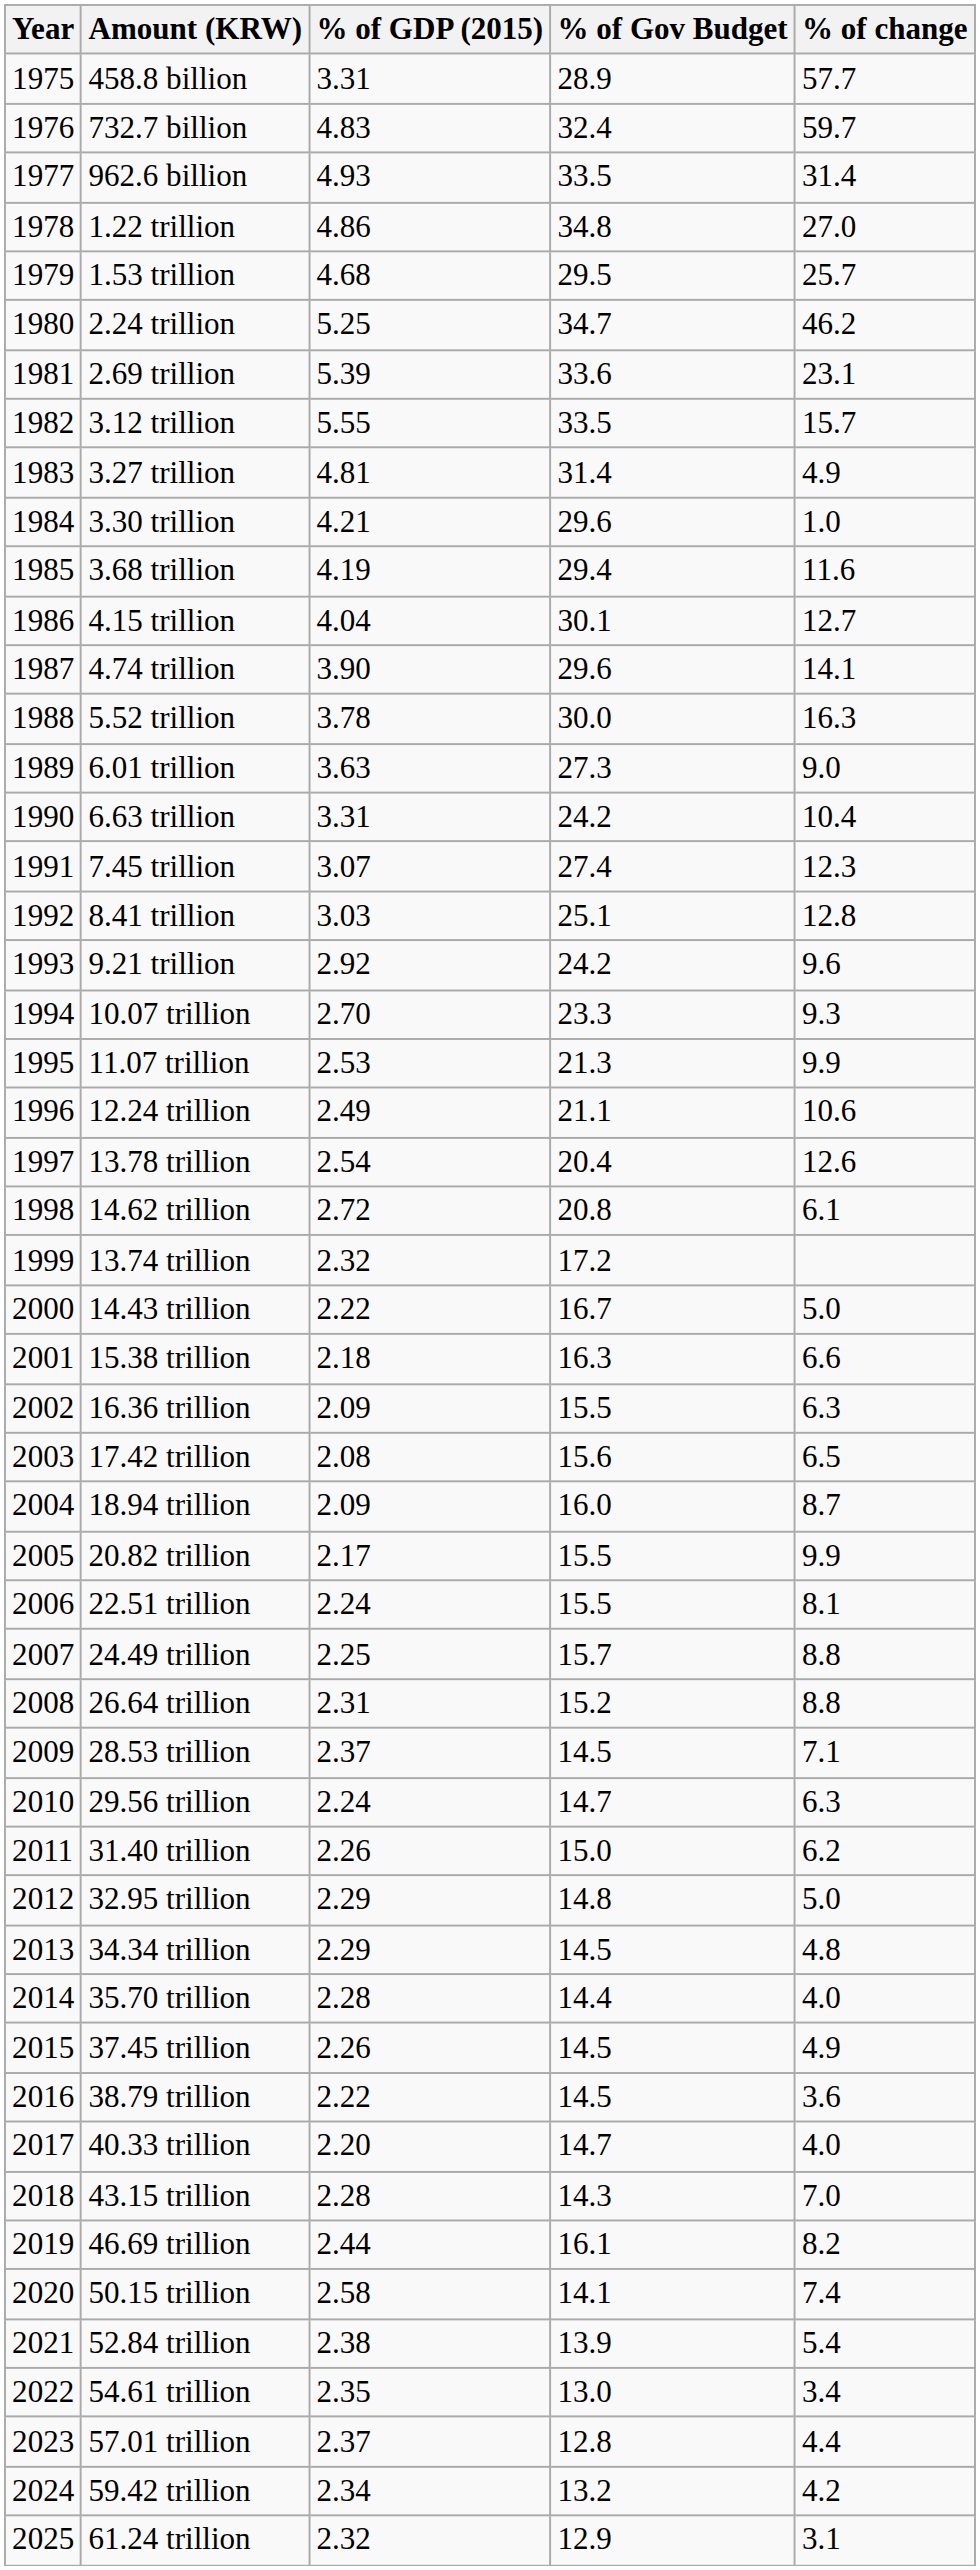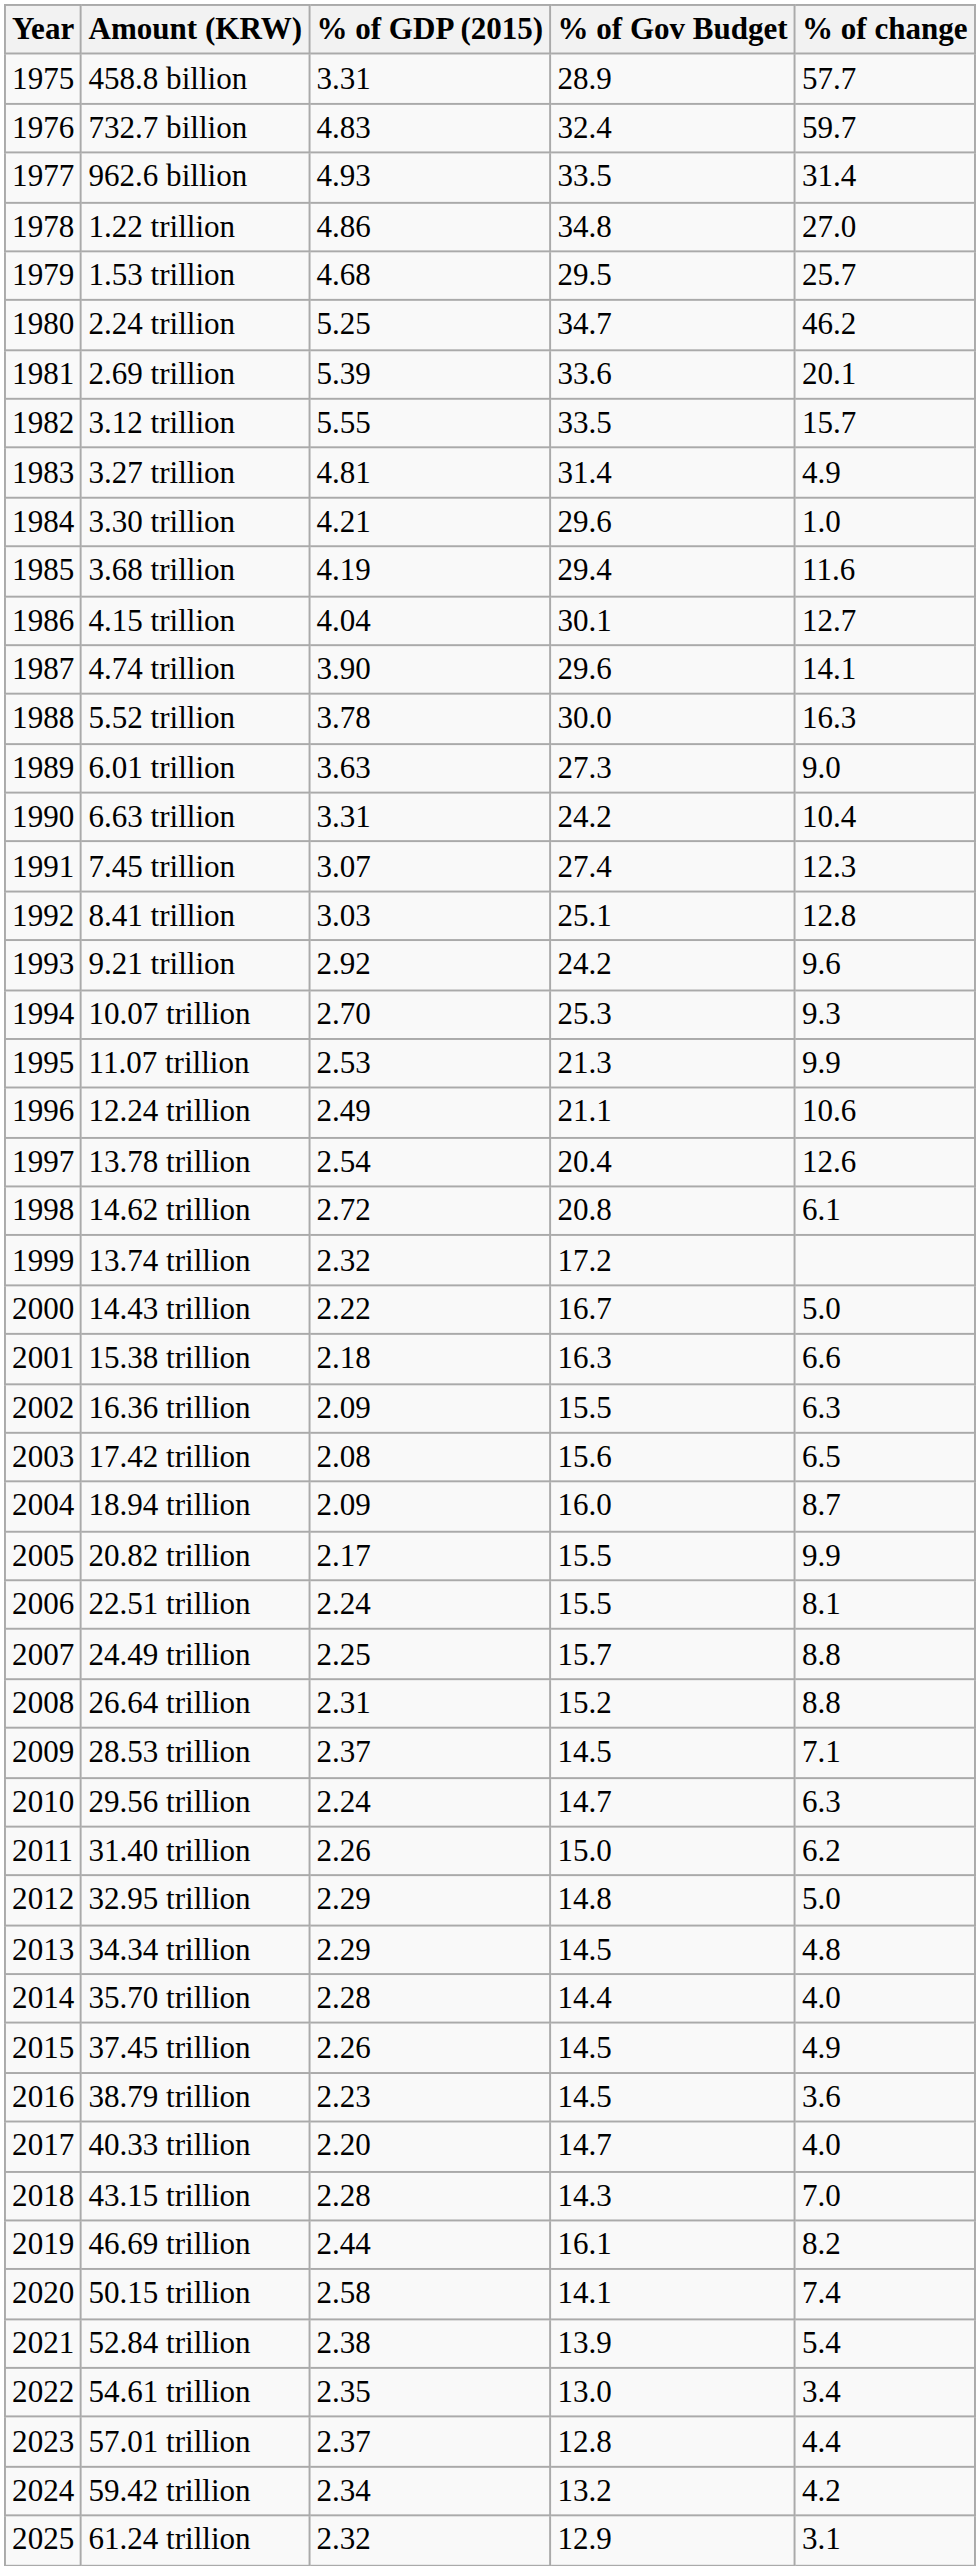(829, 373) 23.1 -> (829, 373) 20.1
(585, 1013) 23.3 -> (585, 1013) 25.3
(344, 2096) 2.22 -> (344, 2096) 2.23
